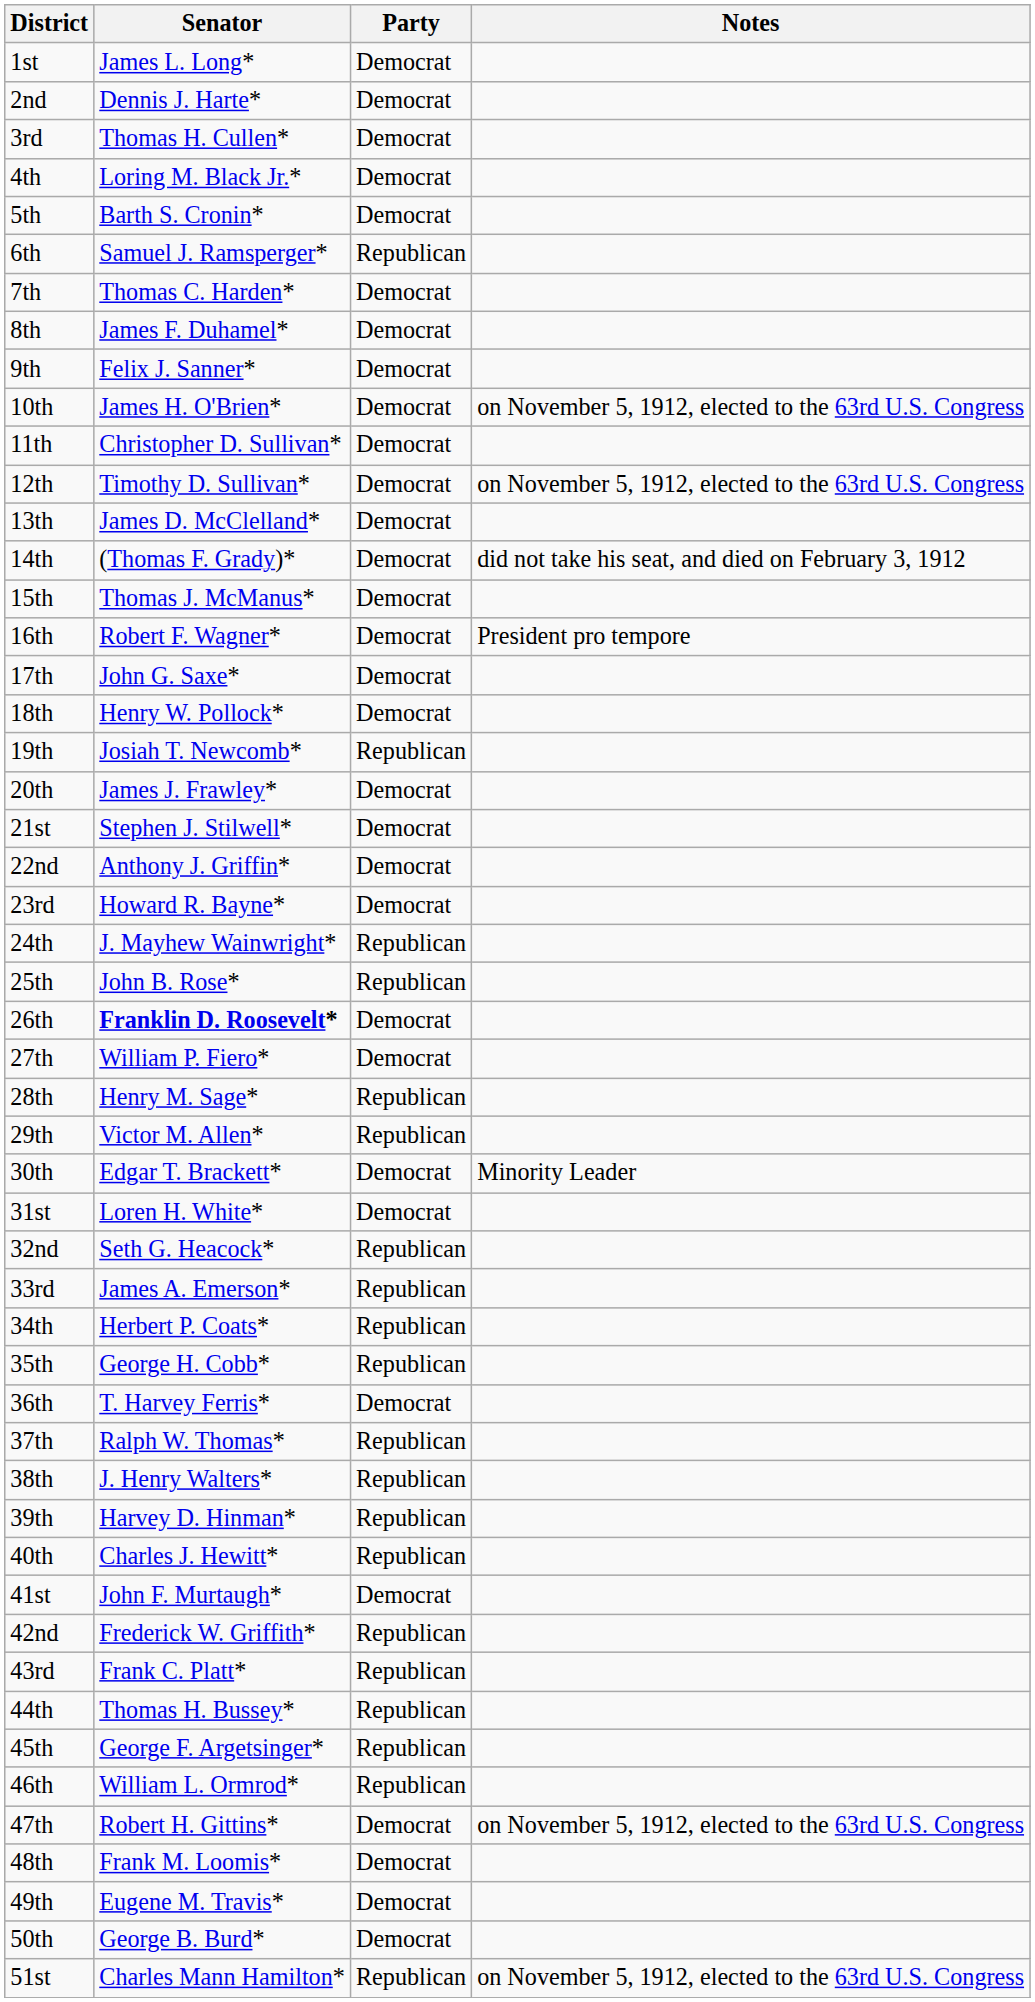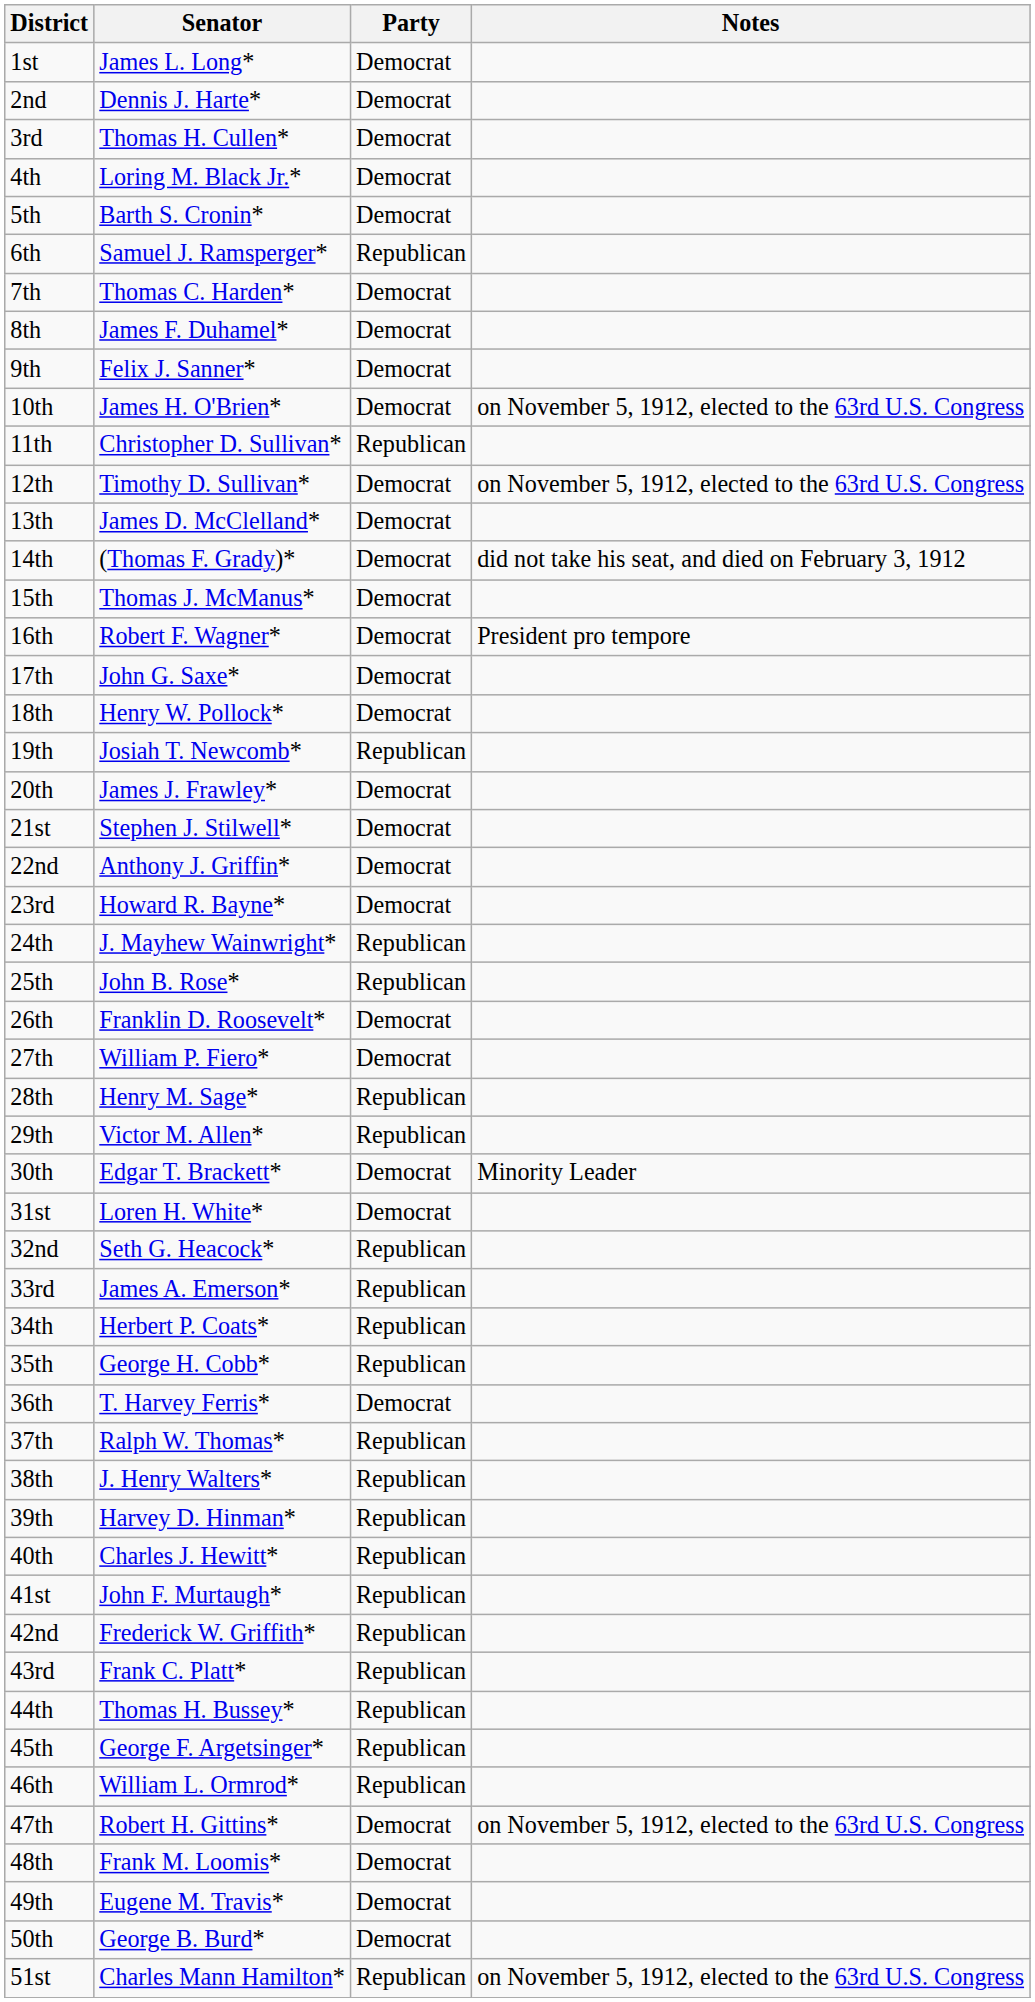(404, 445) Democrat -> (411, 445) Republican
(218, 1019) bold -> (212, 1019) normal
(404, 1594) Democrat -> (411, 1594) Republican
